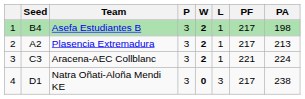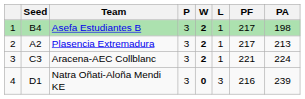(247, 80) 217 -> (247, 80) 216
(282, 80) 238 -> (282, 80) 239
